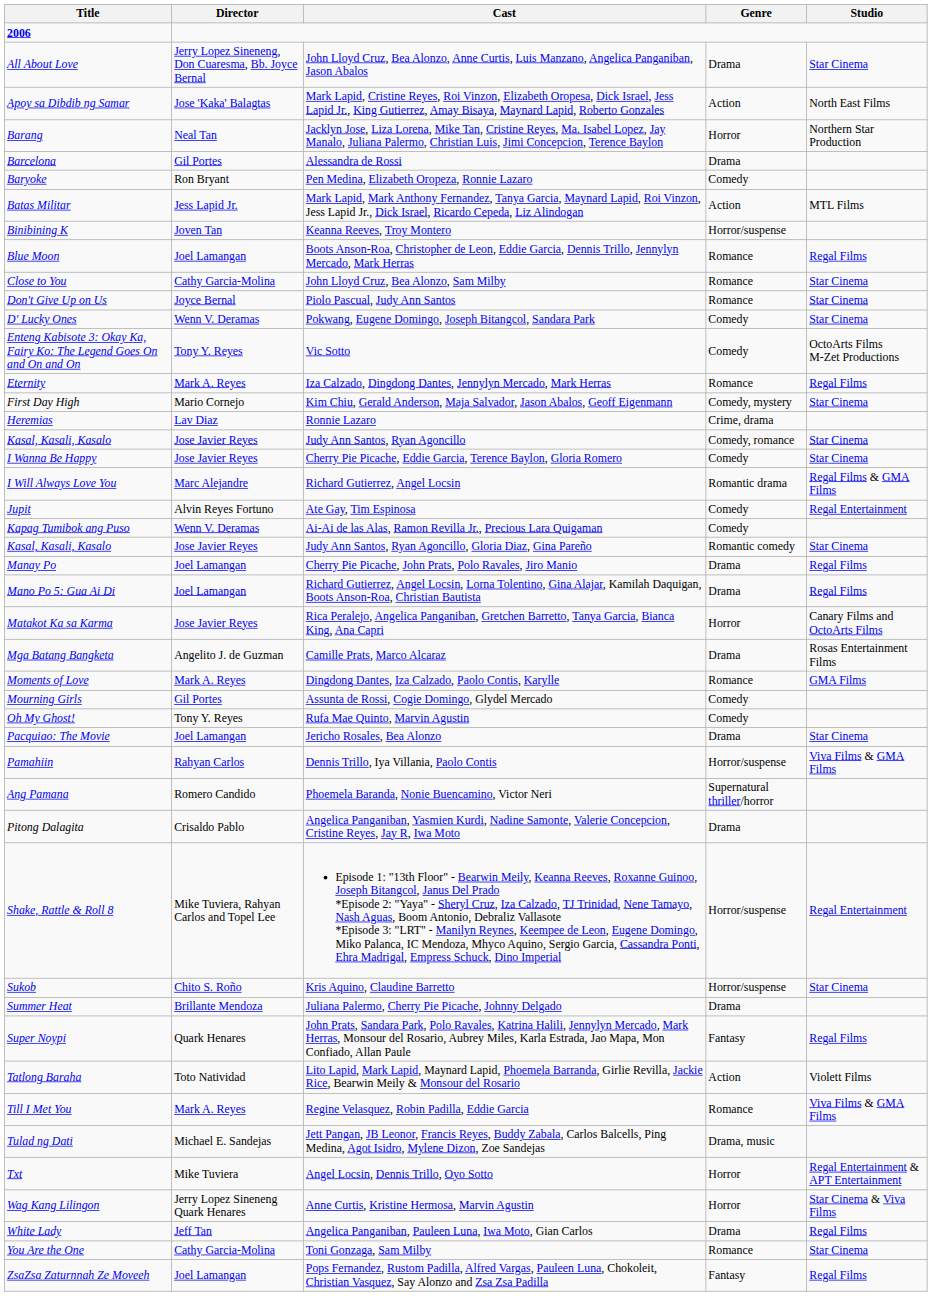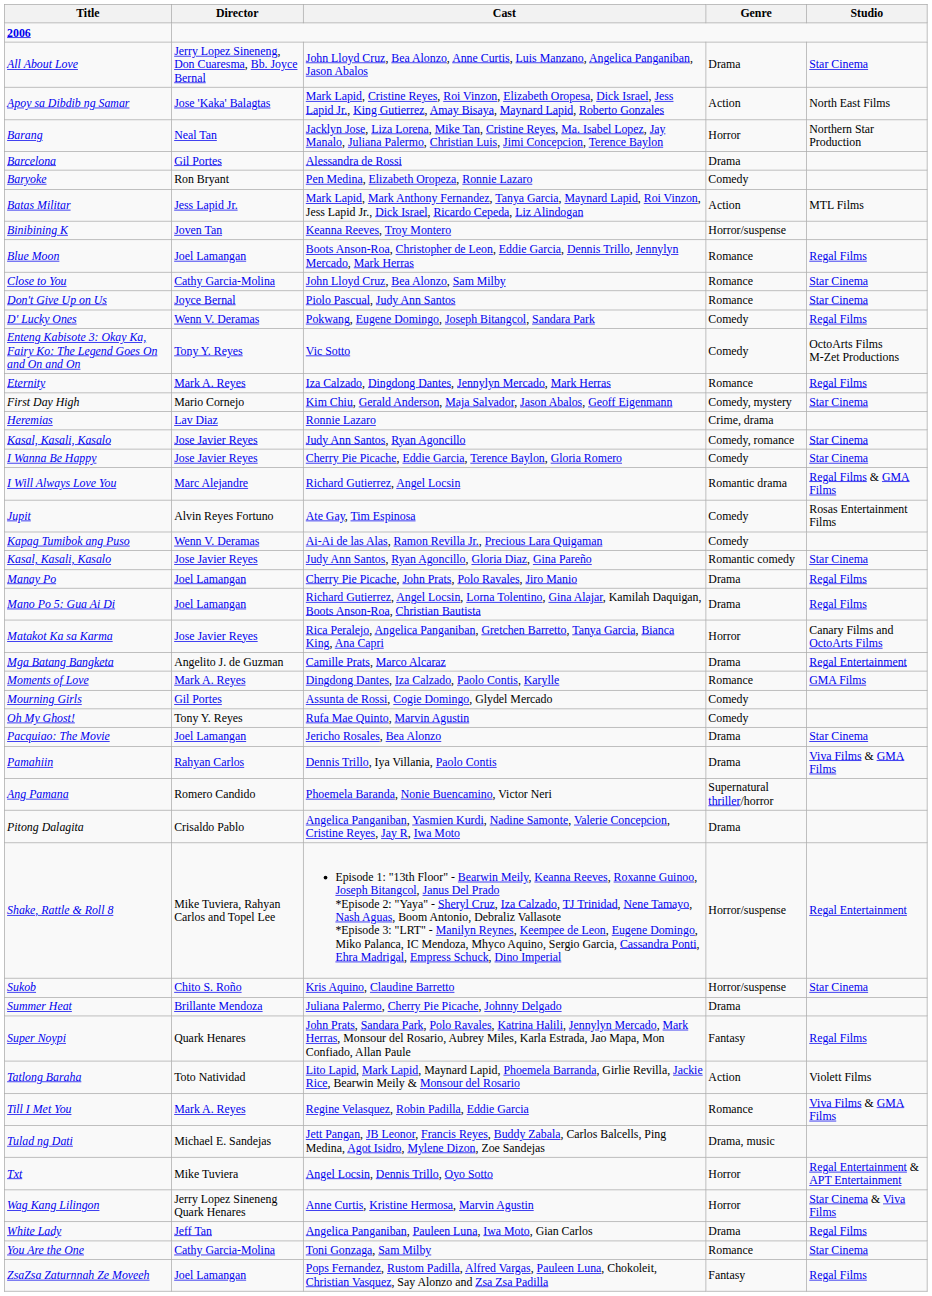(839, 319) Star Cinema -> (838, 319) Regal Films
(858, 509) Regal Entertainment -> (858, 515) Rosas Entertainment Films
(858, 655) Rosas Entertainment Films -> (858, 661) Regal Entertainment
(747, 762) Horror/suspense -> (724, 762) Drama
